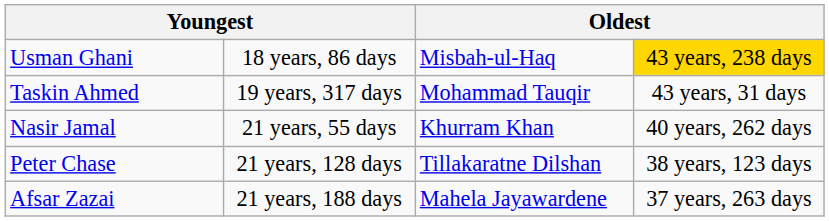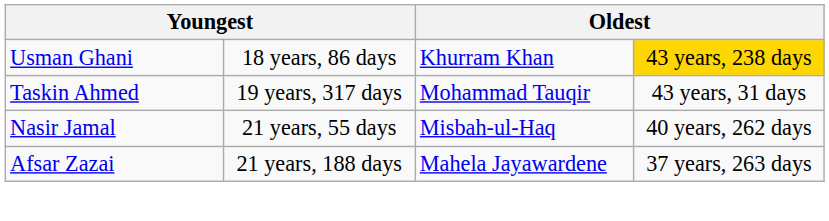(488, 57) Misbah-ul-Haq -> (487, 57) Khurram Khan
(487, 127) Khurram Khan -> (488, 127) Misbah-ul-Haq
- row: (63, 163)
